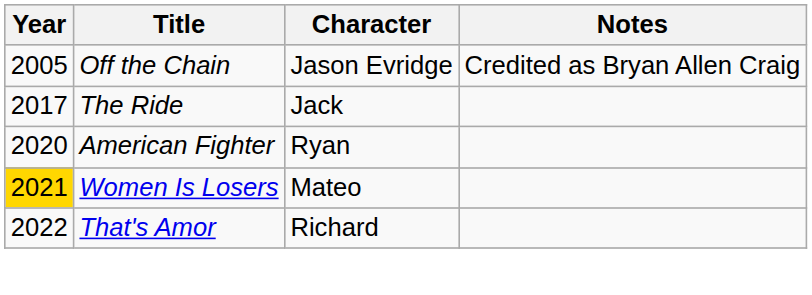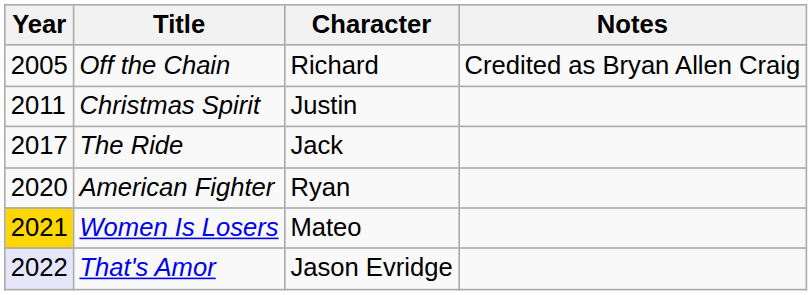(372, 65) Jason Evridge -> (335, 65) Richard
+ row: (170, 106)
(39, 227) no background -> (39, 268) lavender background
(335, 227) Richard -> (372, 268) Jason Evridge
